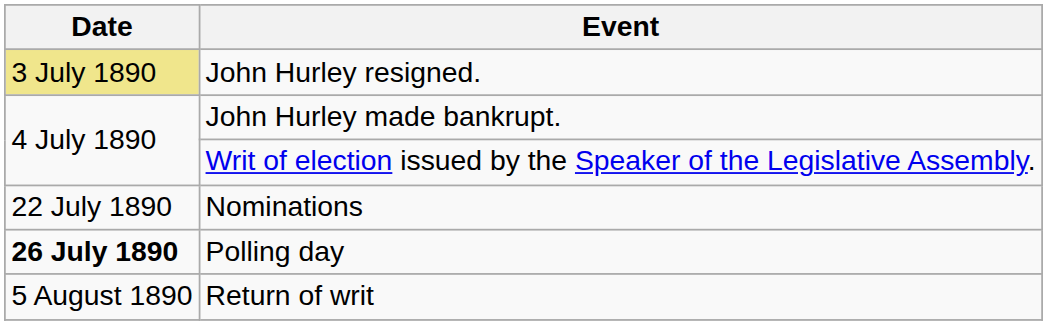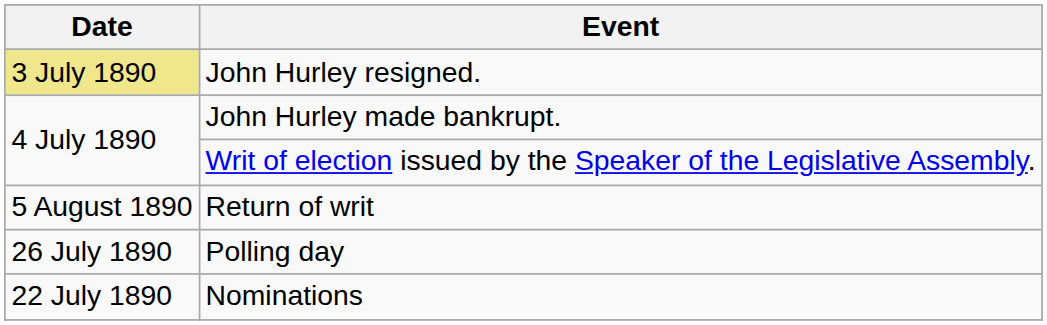rows swapped: (284, 206) <-> (290, 296)
(95, 251) bold -> (92, 251) normal
